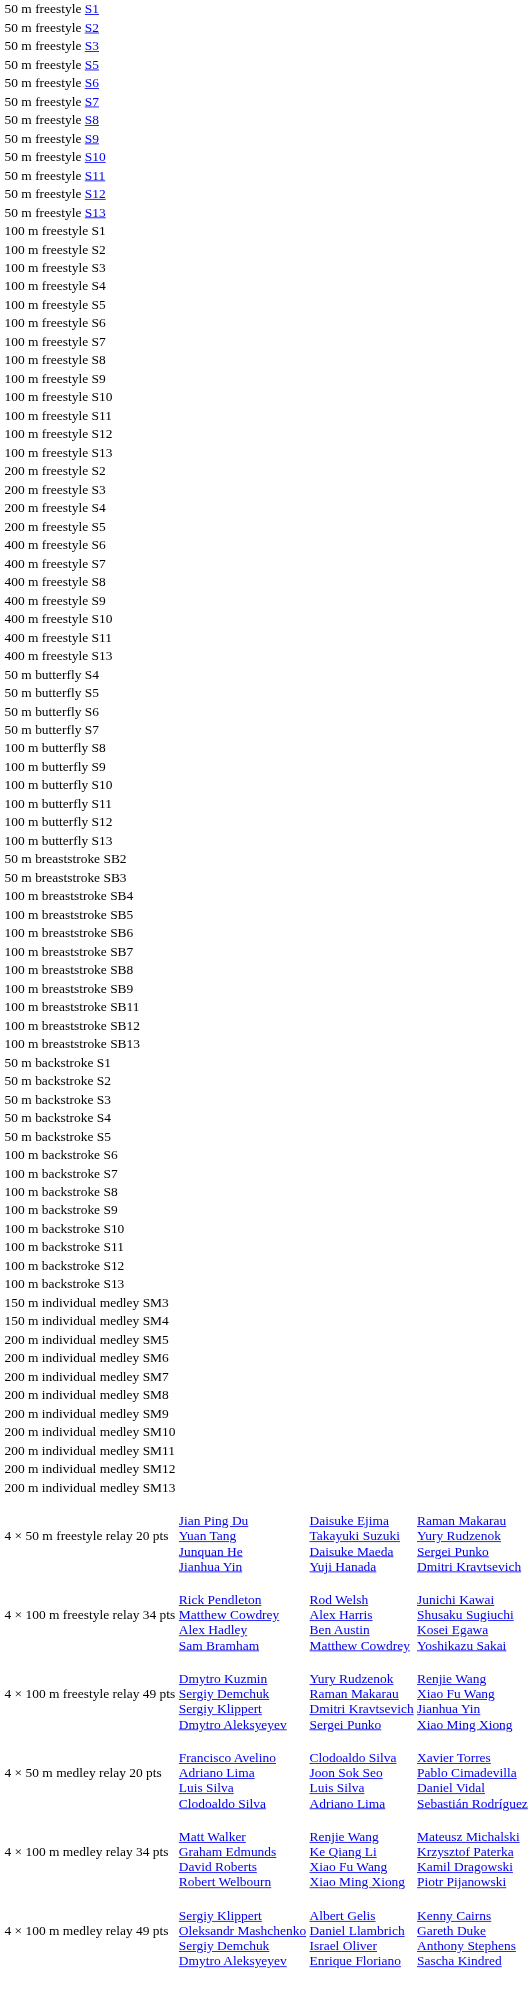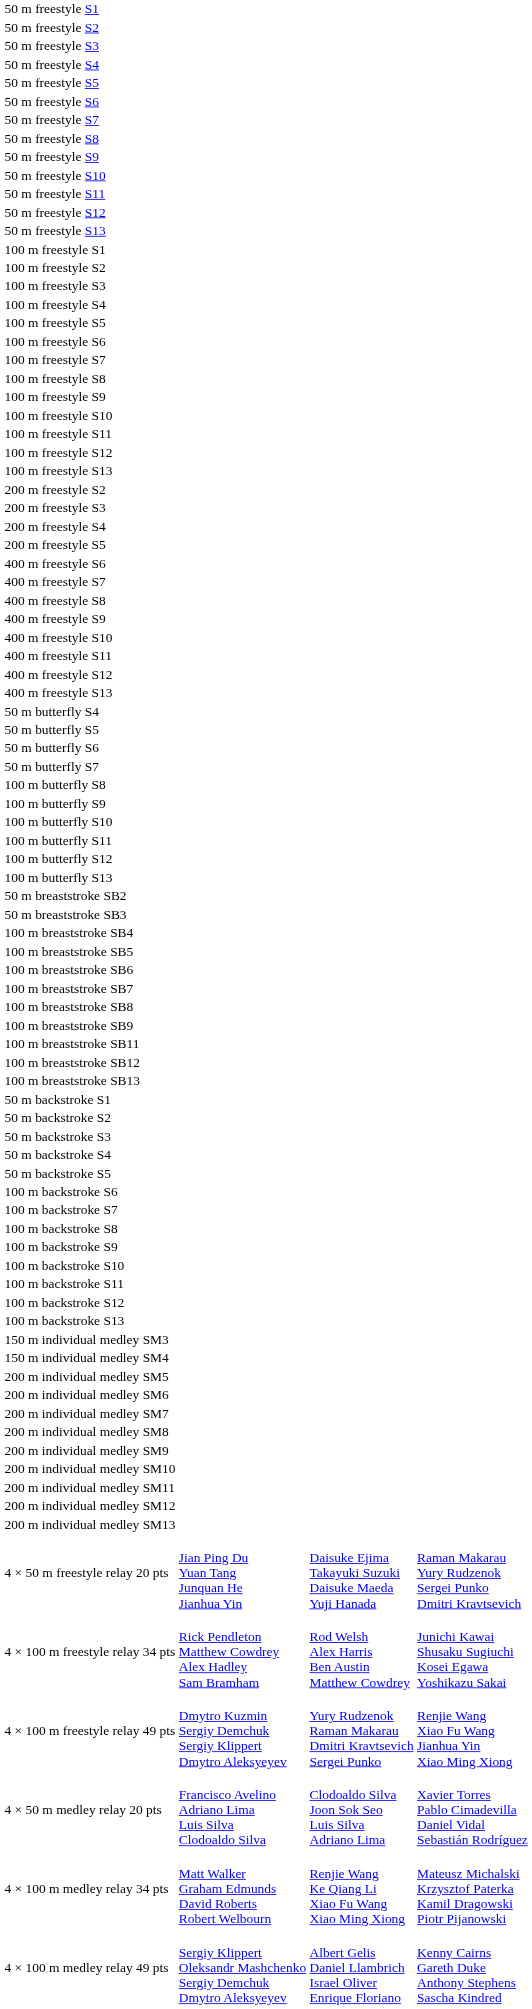+ row: (52, 64)
+ row: (58, 674)
